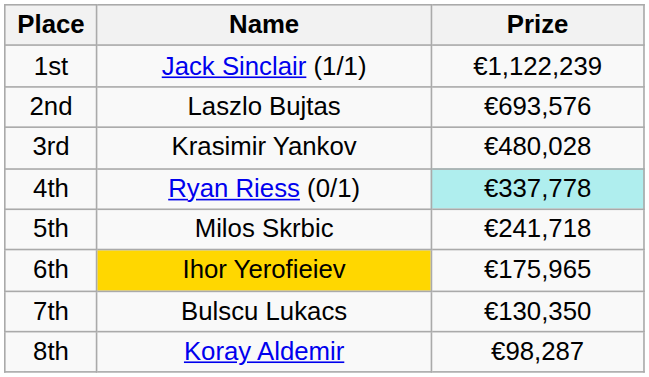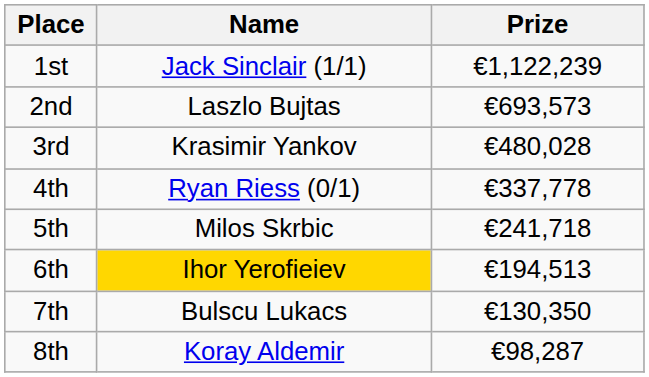(538, 106) €693,576 -> (538, 106) €693,573
(538, 188) paleturquoise background -> (538, 188) no background
(538, 270) €175,965 -> (538, 270) €194,513
